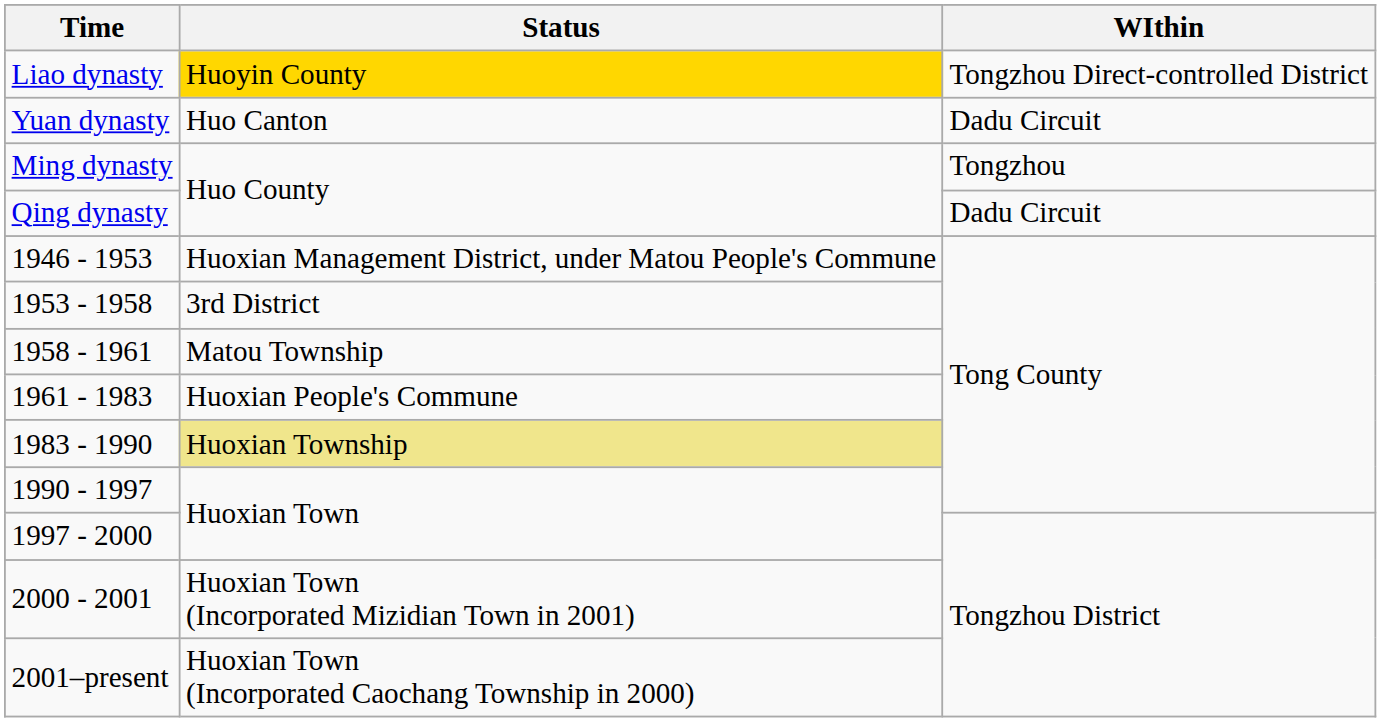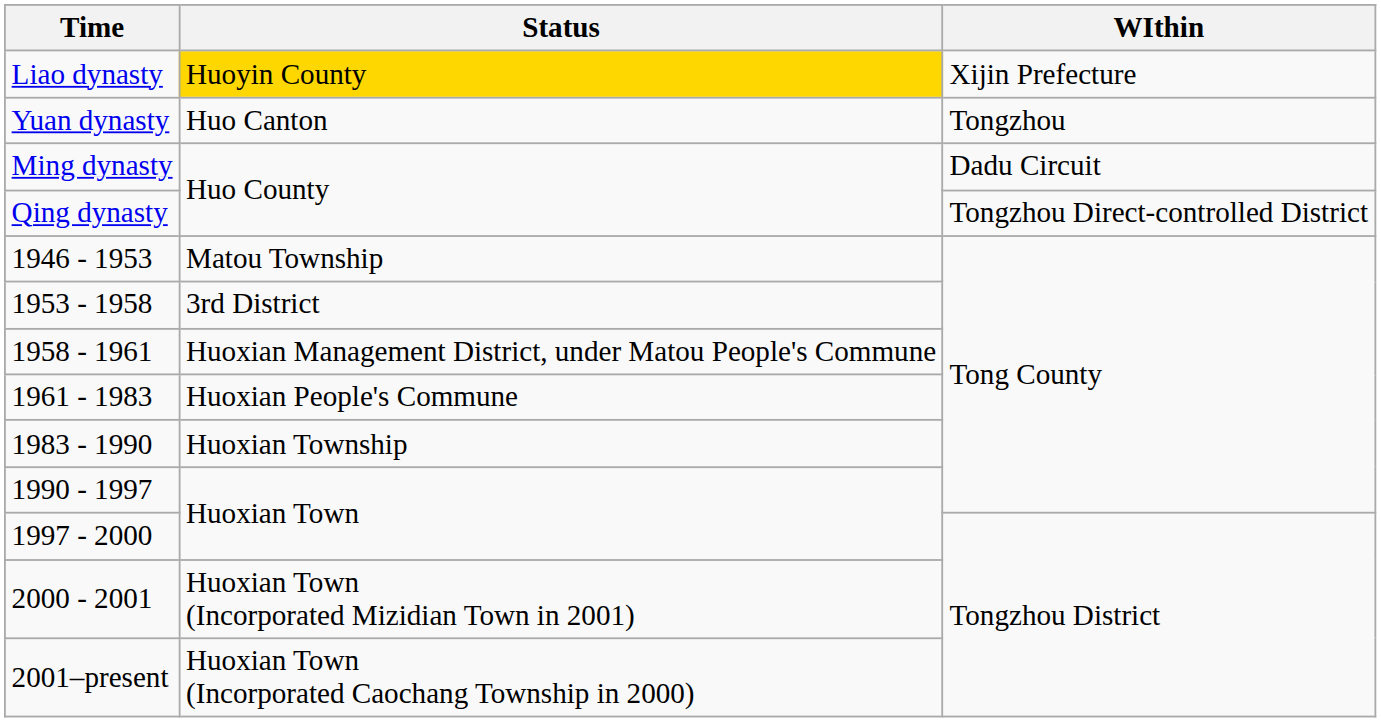(1159, 73) Tongzhou Direct-controlled District -> (1043, 73) Xijin Prefecture
(1025, 119) Dadu Circuit -> (1008, 119) Tongzhou
(1008, 166) Tongzhou -> (1025, 166) Dadu Circuit
(1025, 212) Dadu Circuit -> (1159, 212) Tongzhou Direct-controlled District
(561, 258) Huoxian Management District, under Matou People's Commune -> (285, 258) Matou Township
(285, 350) Matou Township -> (561, 350) Huoxian Management District, under Matou People's Commune
(297, 443) khaki background -> (297, 443) no background
